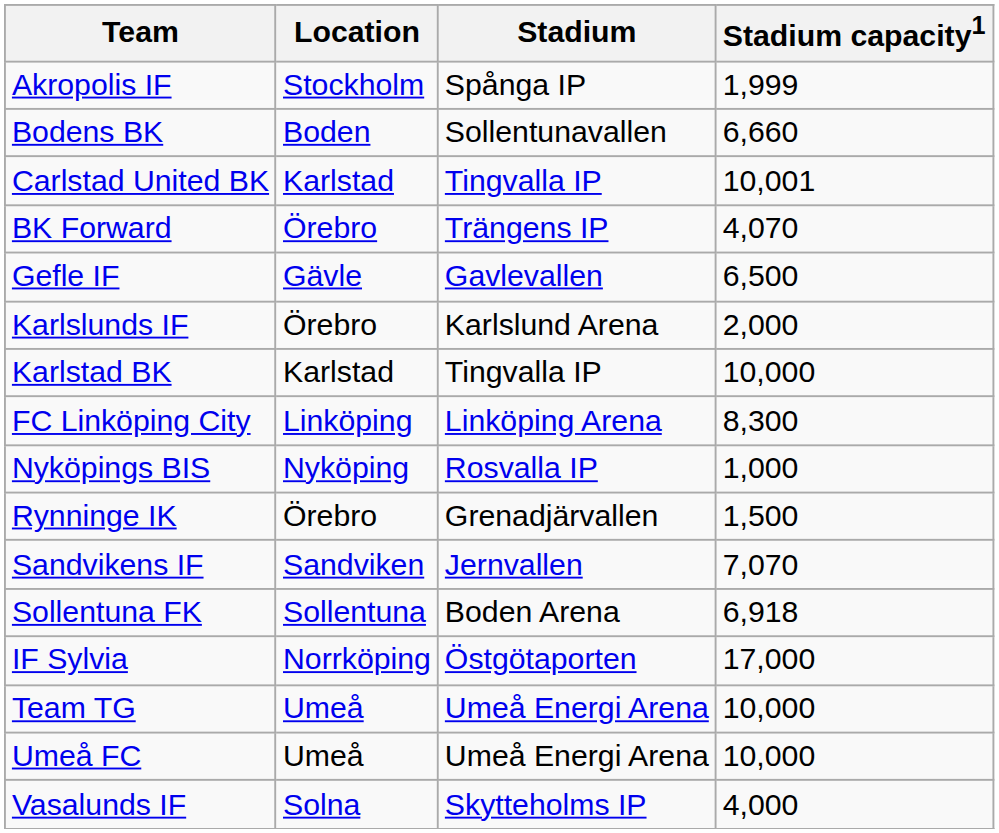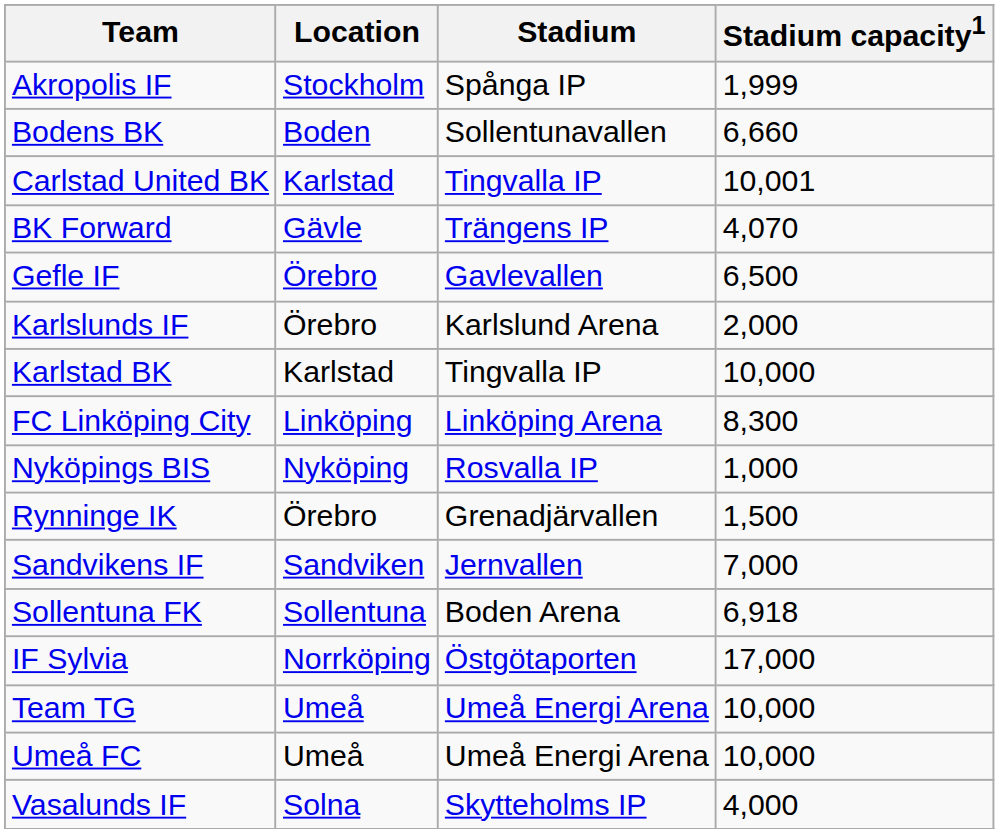(330, 228) Örebro -> (323, 228) Gävle
(323, 276) Gävle -> (330, 276) Örebro
(761, 564) 7,070 -> (761, 564) 7,000
